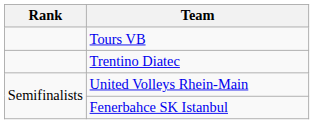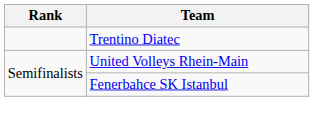- row: (118, 38)
